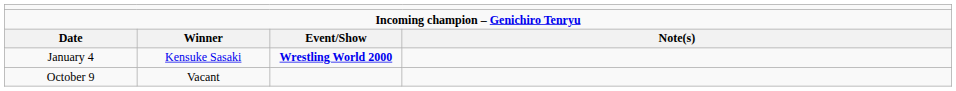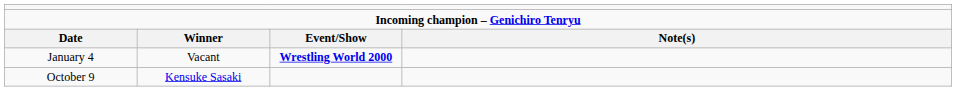(203, 57) Kensuke Sasaki -> (203, 57) Vacant
(203, 76) Vacant -> (203, 76) Kensuke Sasaki
